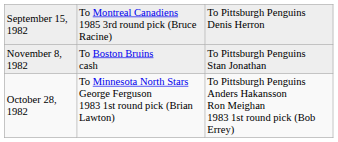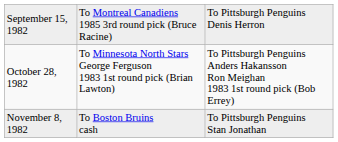rows swapped: (32, 105) <-> (34, 59)
